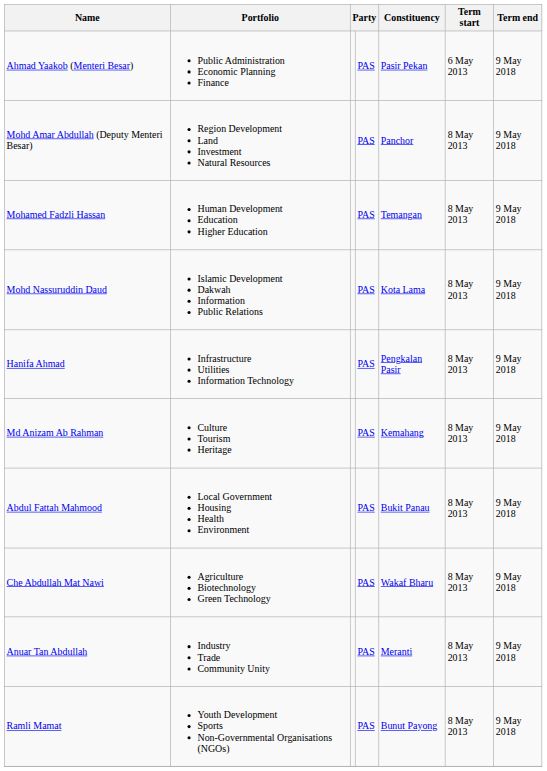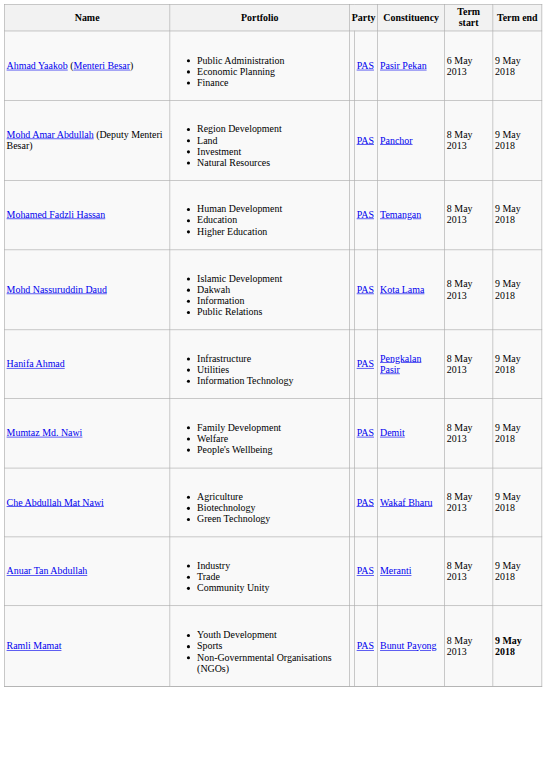- row: (55, 433)
+ row: (44, 433)
- row: (54, 508)
(509, 726) normal -> (508, 646) bold
